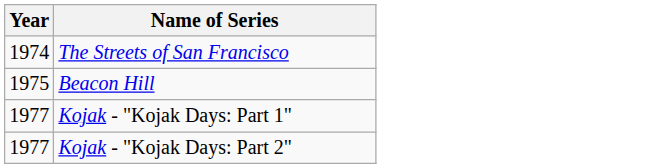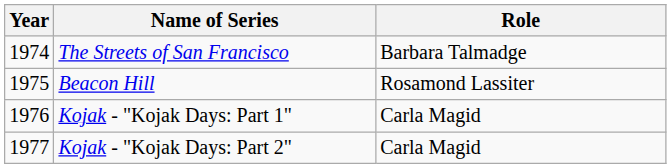+ column: (521, 20)
(29, 115) 1977 -> (29, 115) 1976
